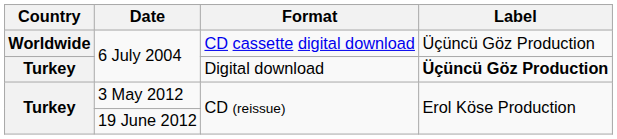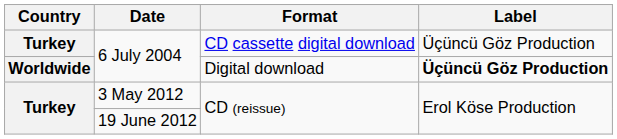(49, 43) Worldwide -> (49, 43) Turkey
(49, 69) Turkey -> (49, 69) Worldwide
